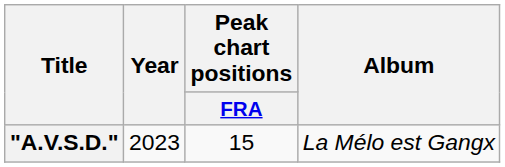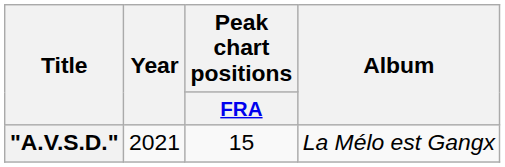(155, 142) 2023 -> (155, 142) 2021
